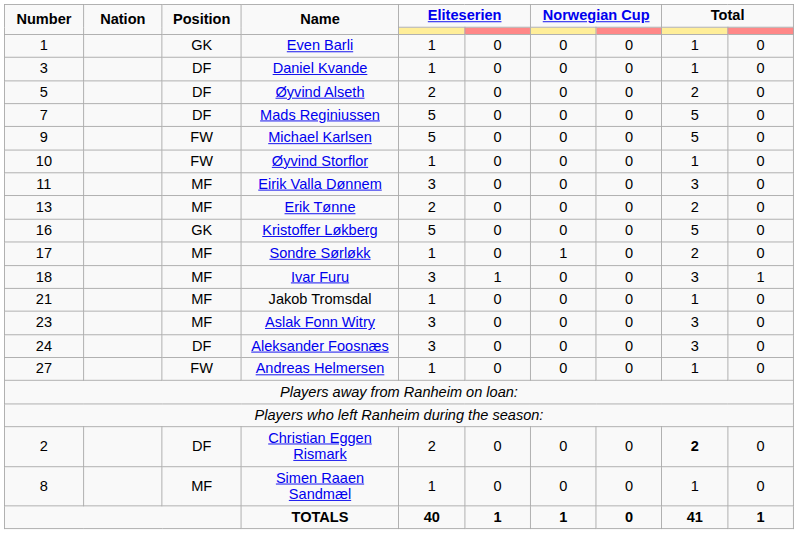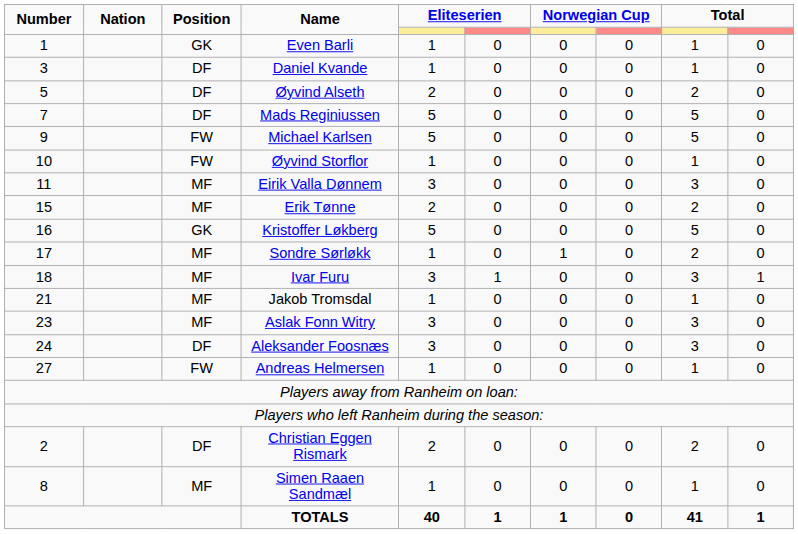(44, 207) 13 -> (44, 207) 15
(695, 446) bold -> (695, 446) normal
